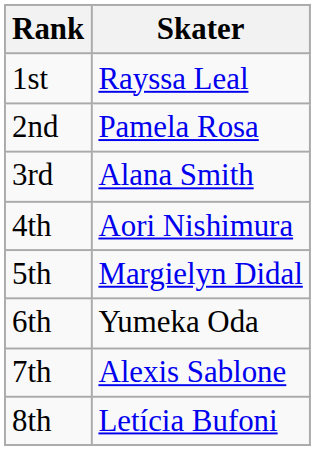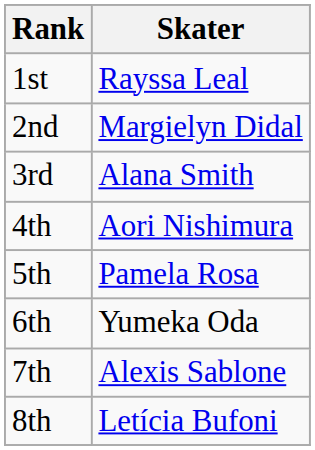(179, 126) Pamela Rosa -> (201, 126) Margielyn Didal
(201, 273) Margielyn Didal -> (179, 273) Pamela Rosa
